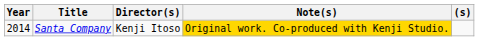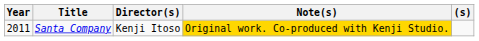(18, 28) 2014 -> (18, 28) 2011
